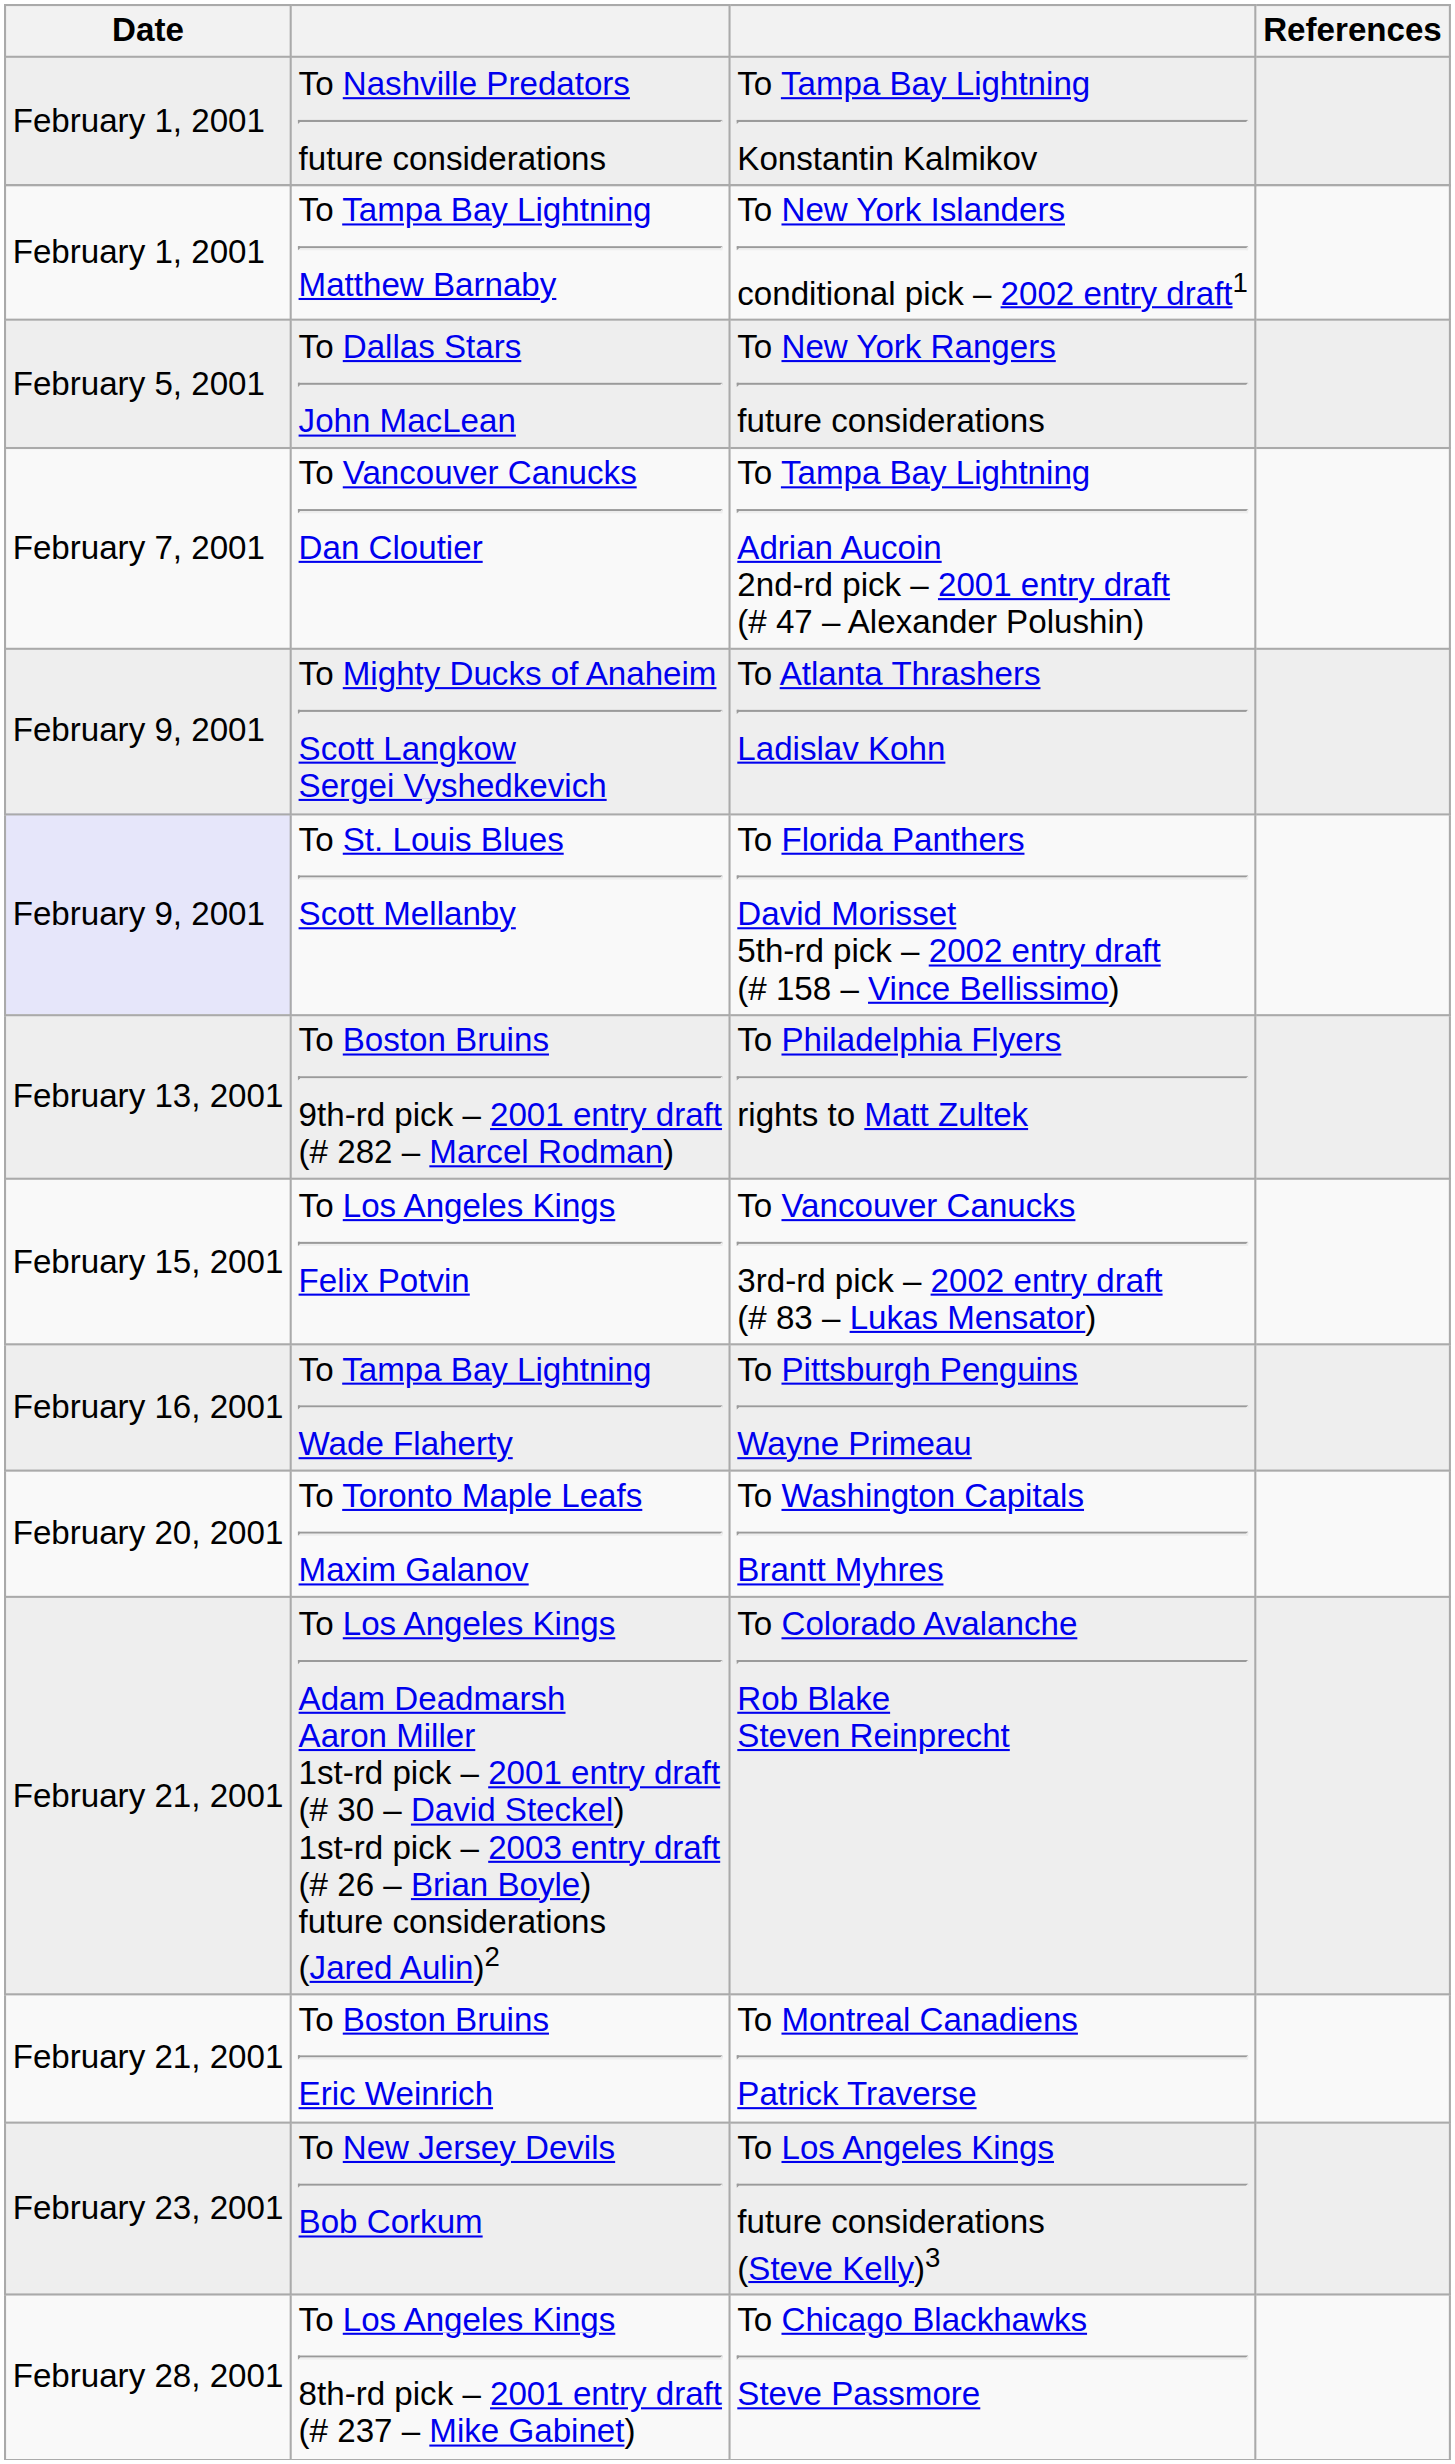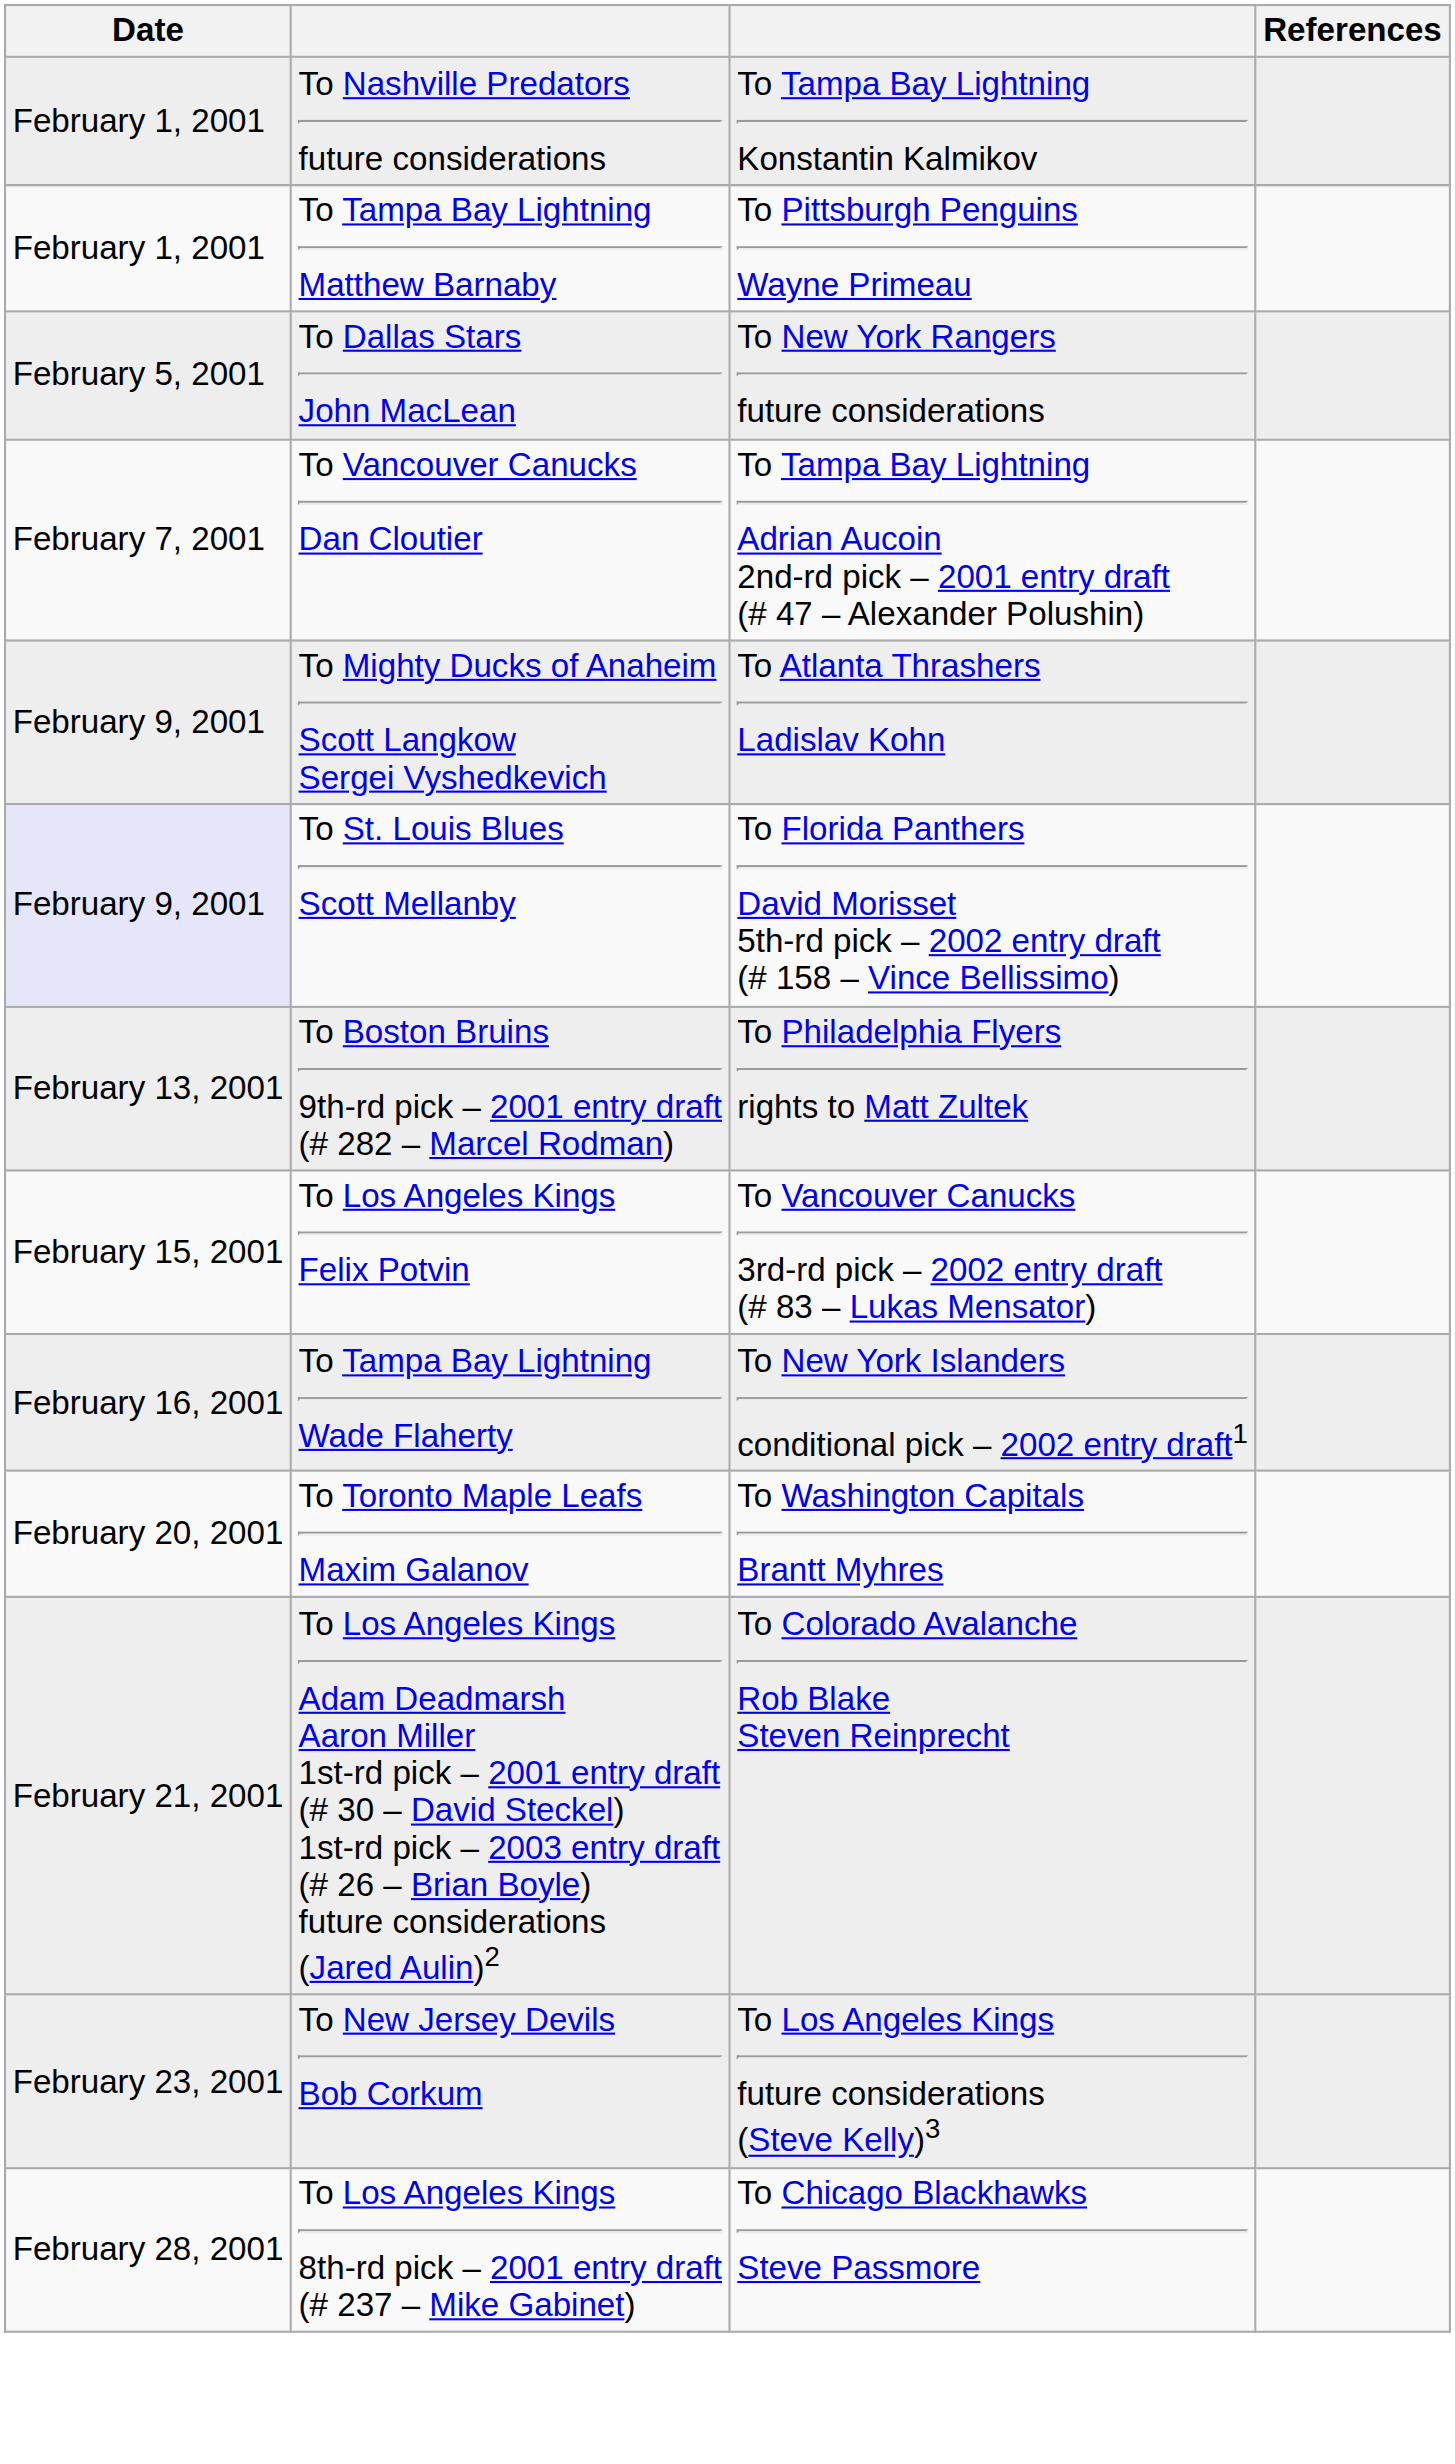(993, 252) To New York Islanders conditional pick – 2002 entry draft1 -> (993, 247) To Pittsburgh Penguins Wayne Primeau
(993, 1406) To Pittsburgh Penguins Wayne Primeau -> (993, 1402) To New York Islanders conditional pick – 2002 entry draft1
- row: (510, 2057)
